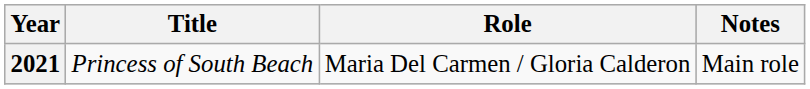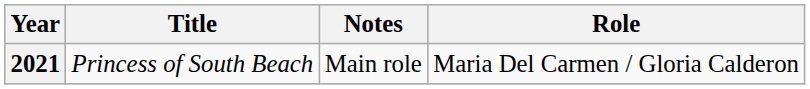columns swapped: (508, 24) <-> (750, 24)
